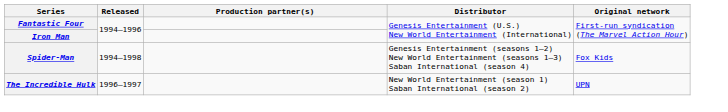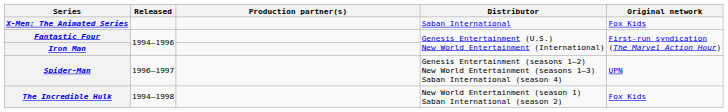+ row: (67, 23)
(120, 58) 1994–1998 -> (153, 71) 1996–1997
(594, 58) Fox Kids -> (616, 71) UPN
(120, 84) 1996–1997 -> (153, 97) 1994–1998
(583, 84) UPN -> (627, 97) Fox Kids
